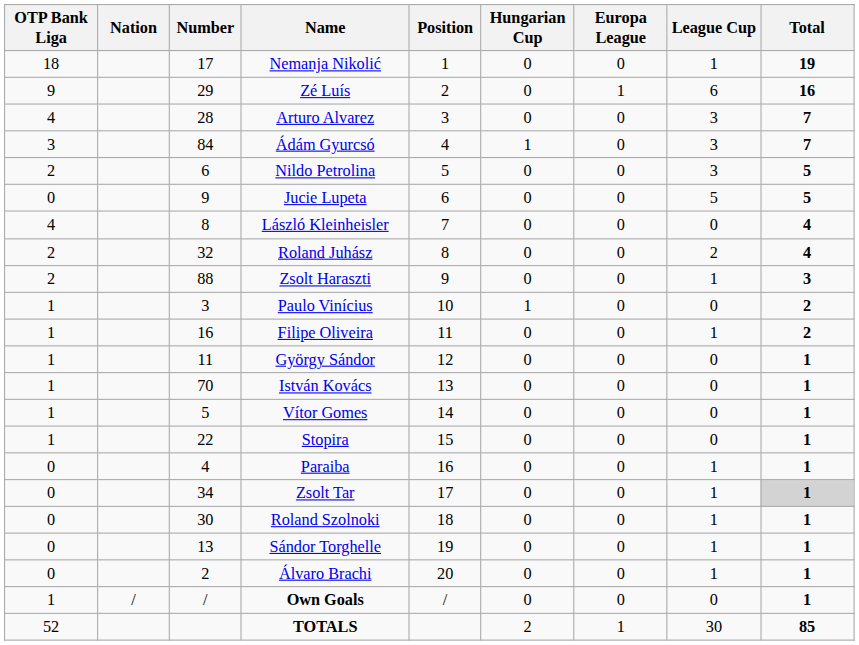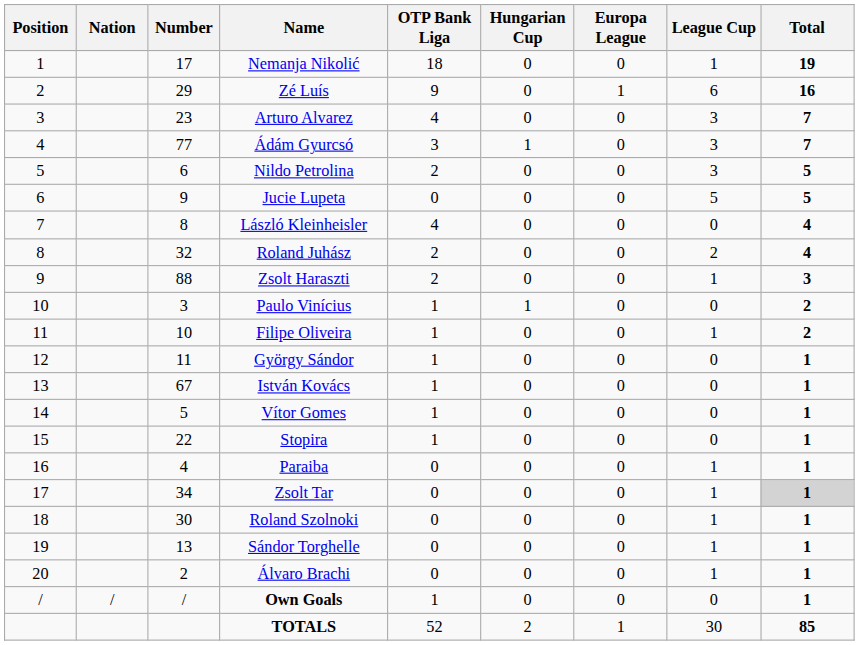columns swapped: (445, 27) <-> (51, 27)
(205, 117) 28 -> (184, 117) 23
(205, 144) 84 -> (184, 144) 77
(205, 332) 16 -> (184, 332) 10
(205, 385) 70 -> (184, 385) 67
